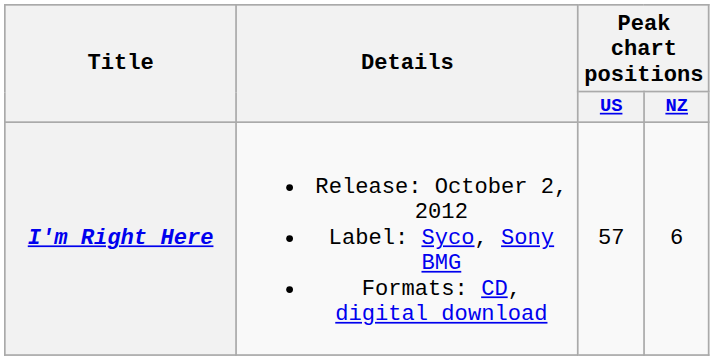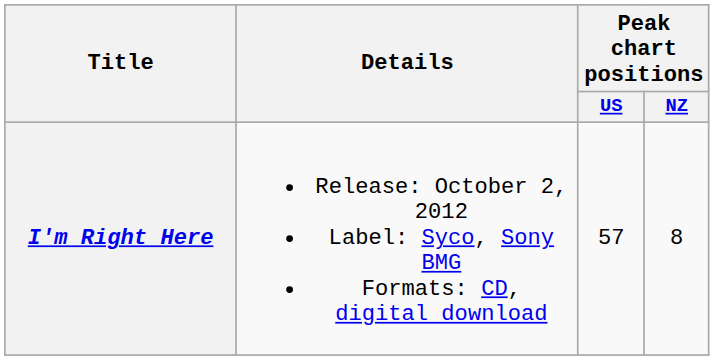(677, 238) 6 -> (677, 238) 8
